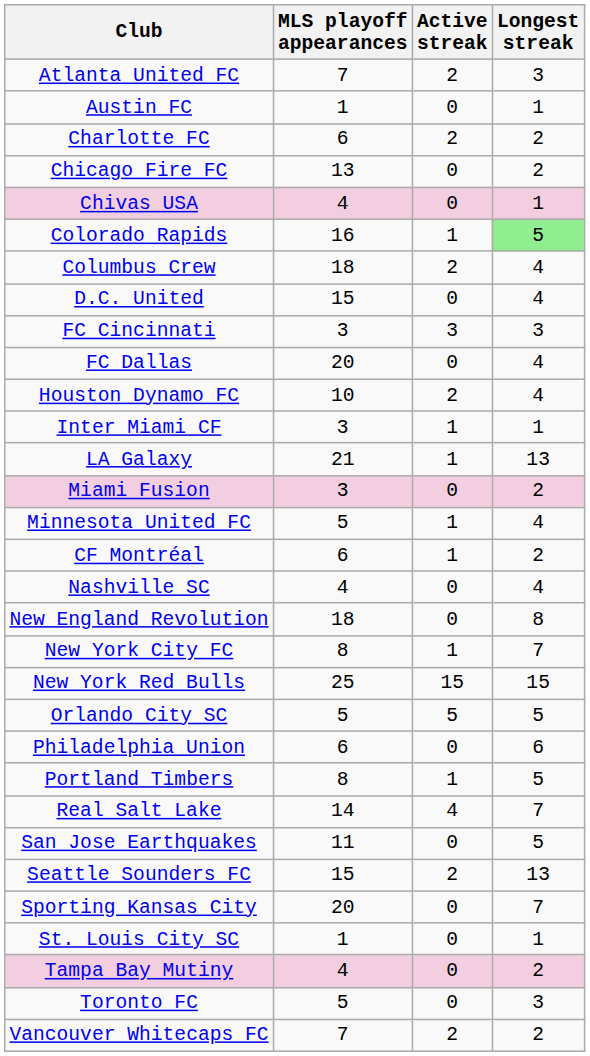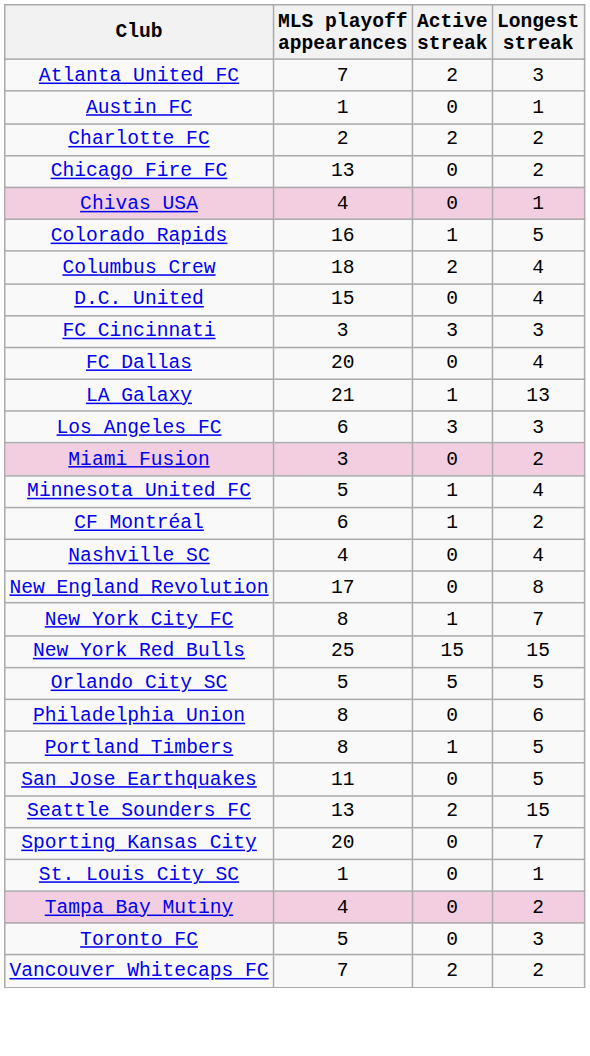(343, 139) 6 -> (343, 139) 2
(538, 235) lightgreen background -> (538, 235) no background
- row: (139, 395)
- row: (139, 427)
+ row: (139, 427)
(343, 619) 18 -> (343, 587) 17
(343, 747) 6 -> (343, 715) 8
- row: (139, 811)
(343, 875) 15 -> (343, 811) 13
(538, 875) 13 -> (538, 811) 15
